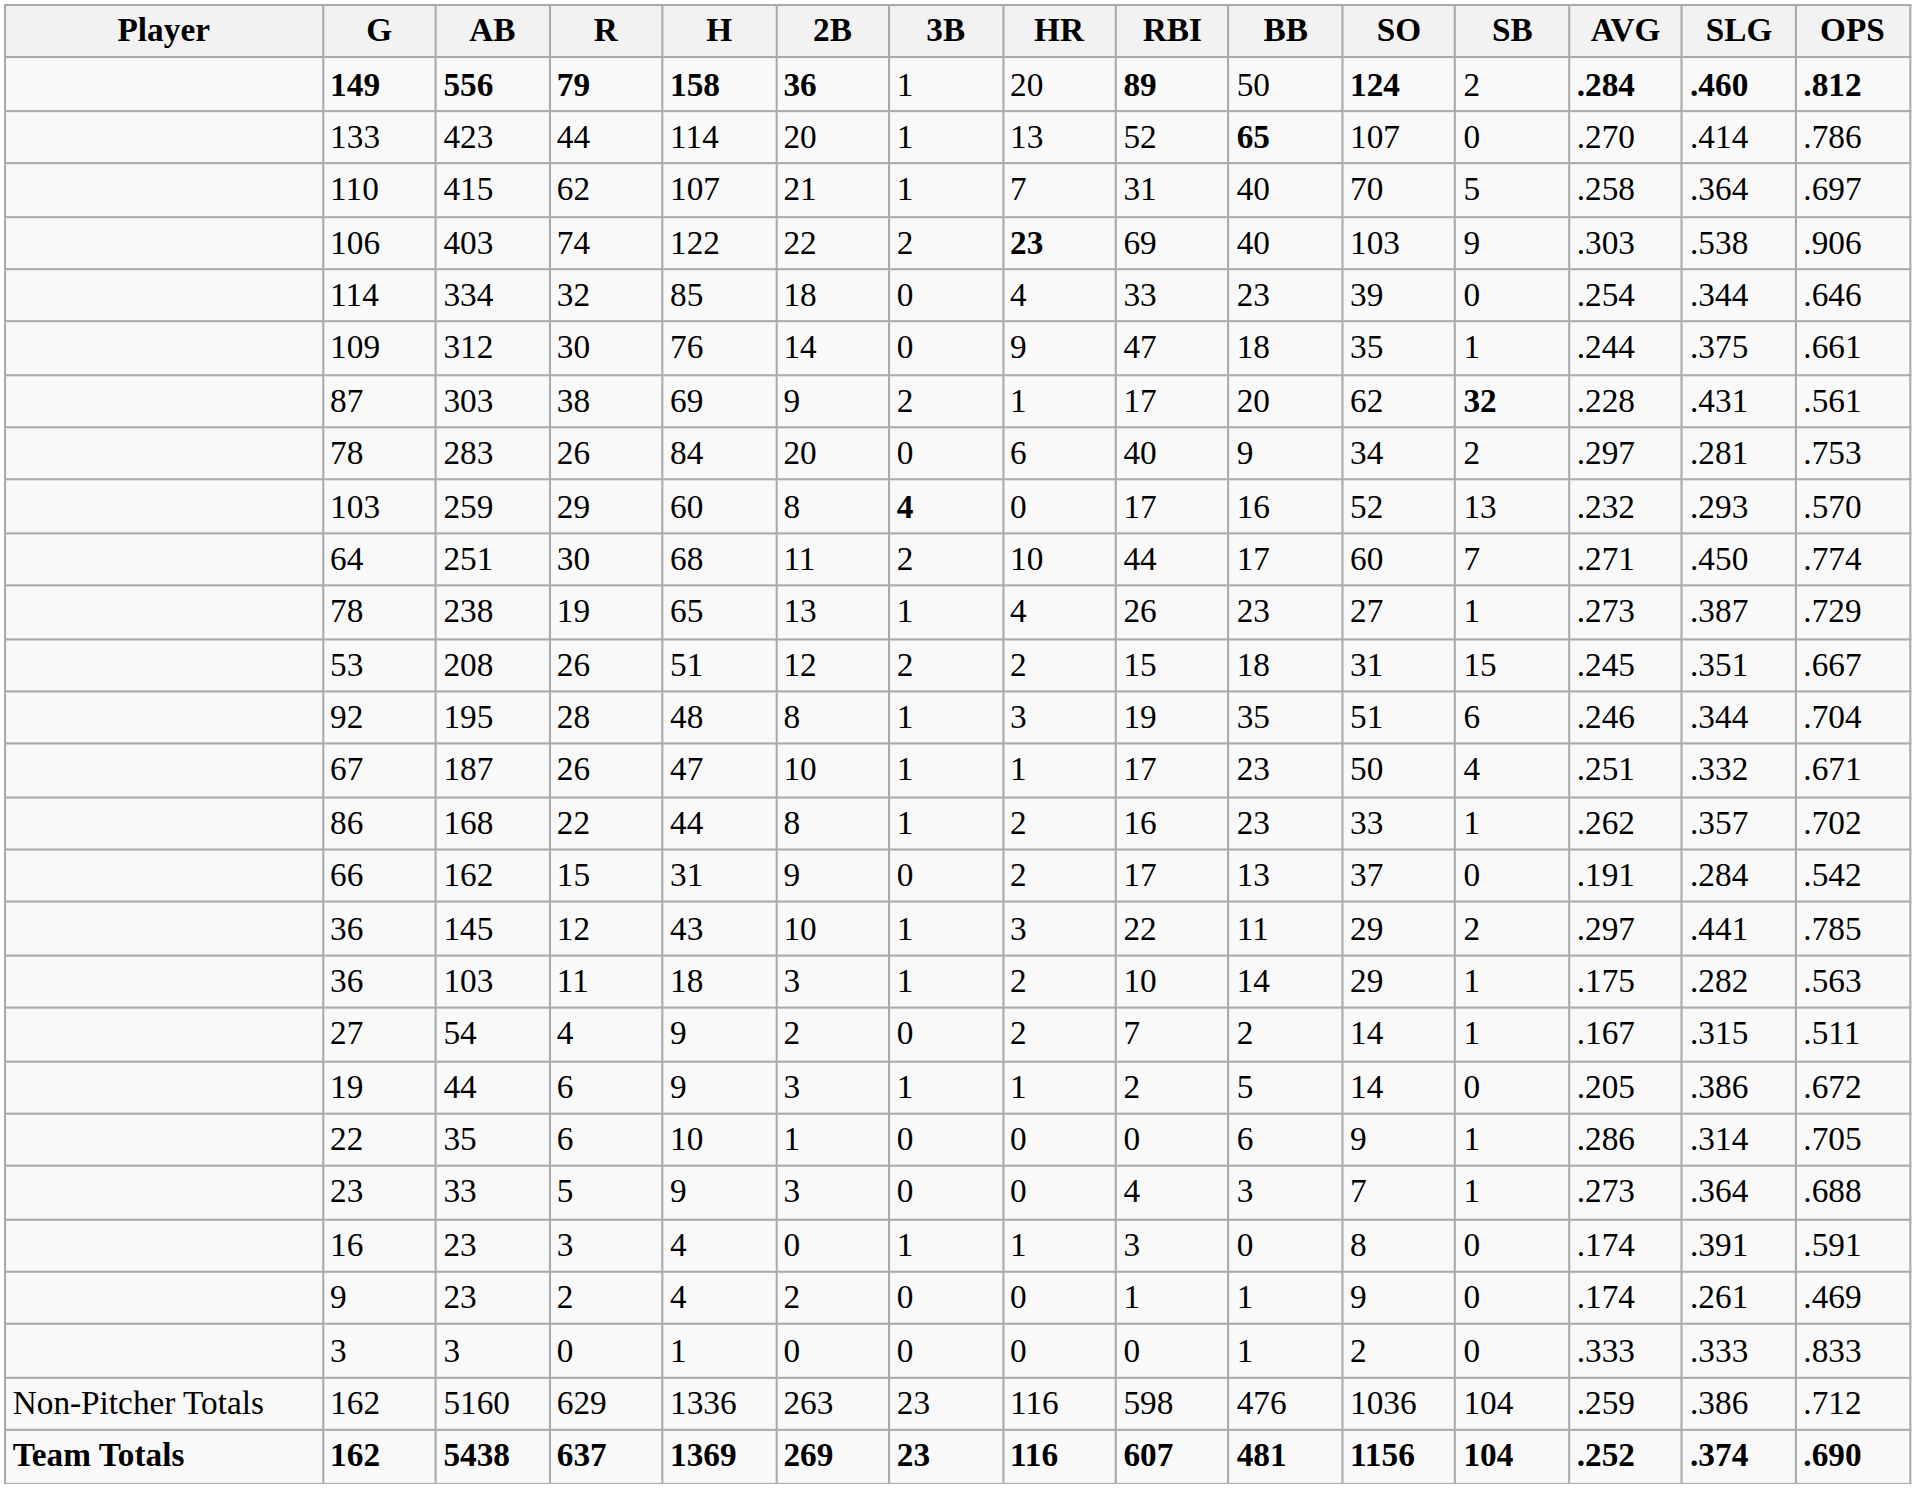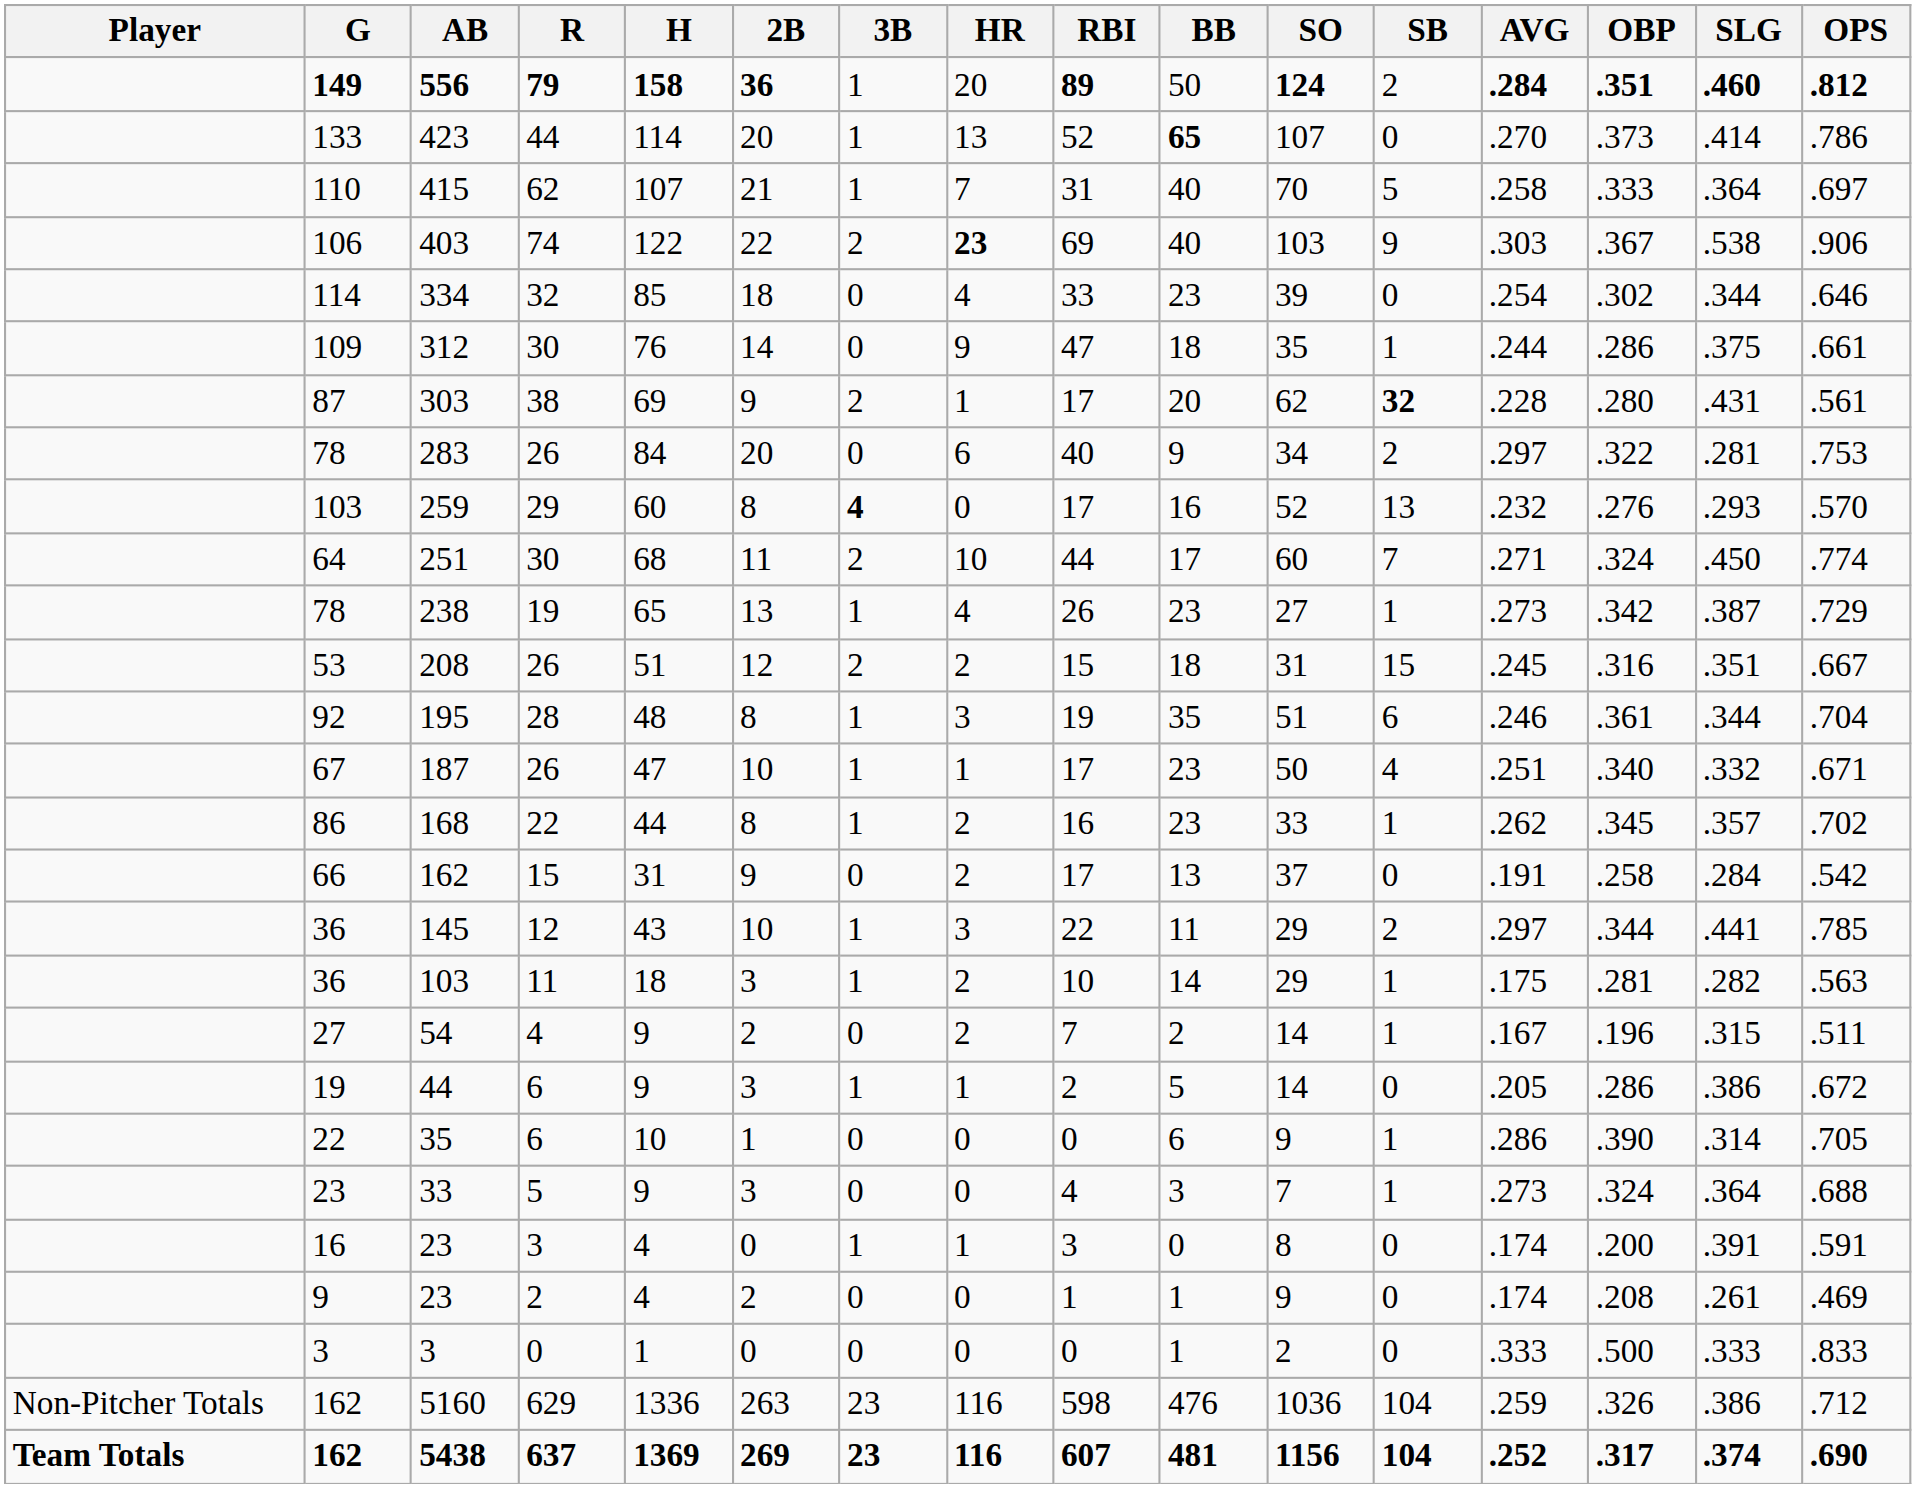+ column: (1642, 30)
